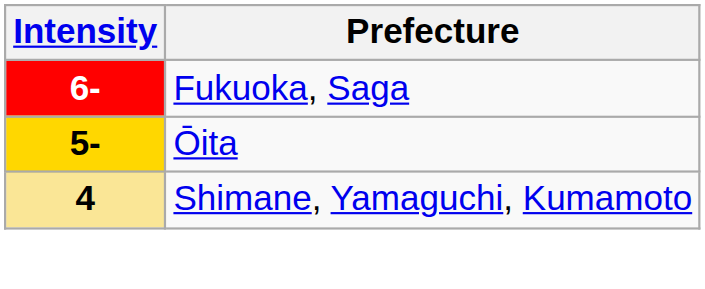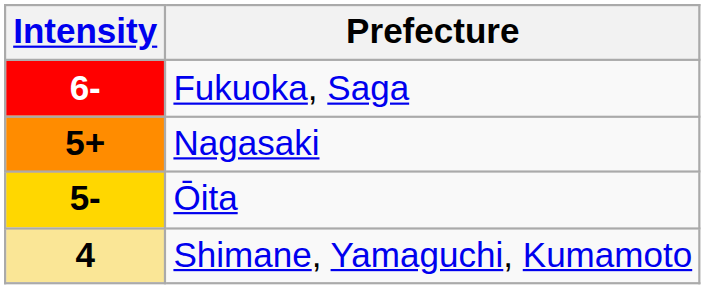+ row: (85, 143)
